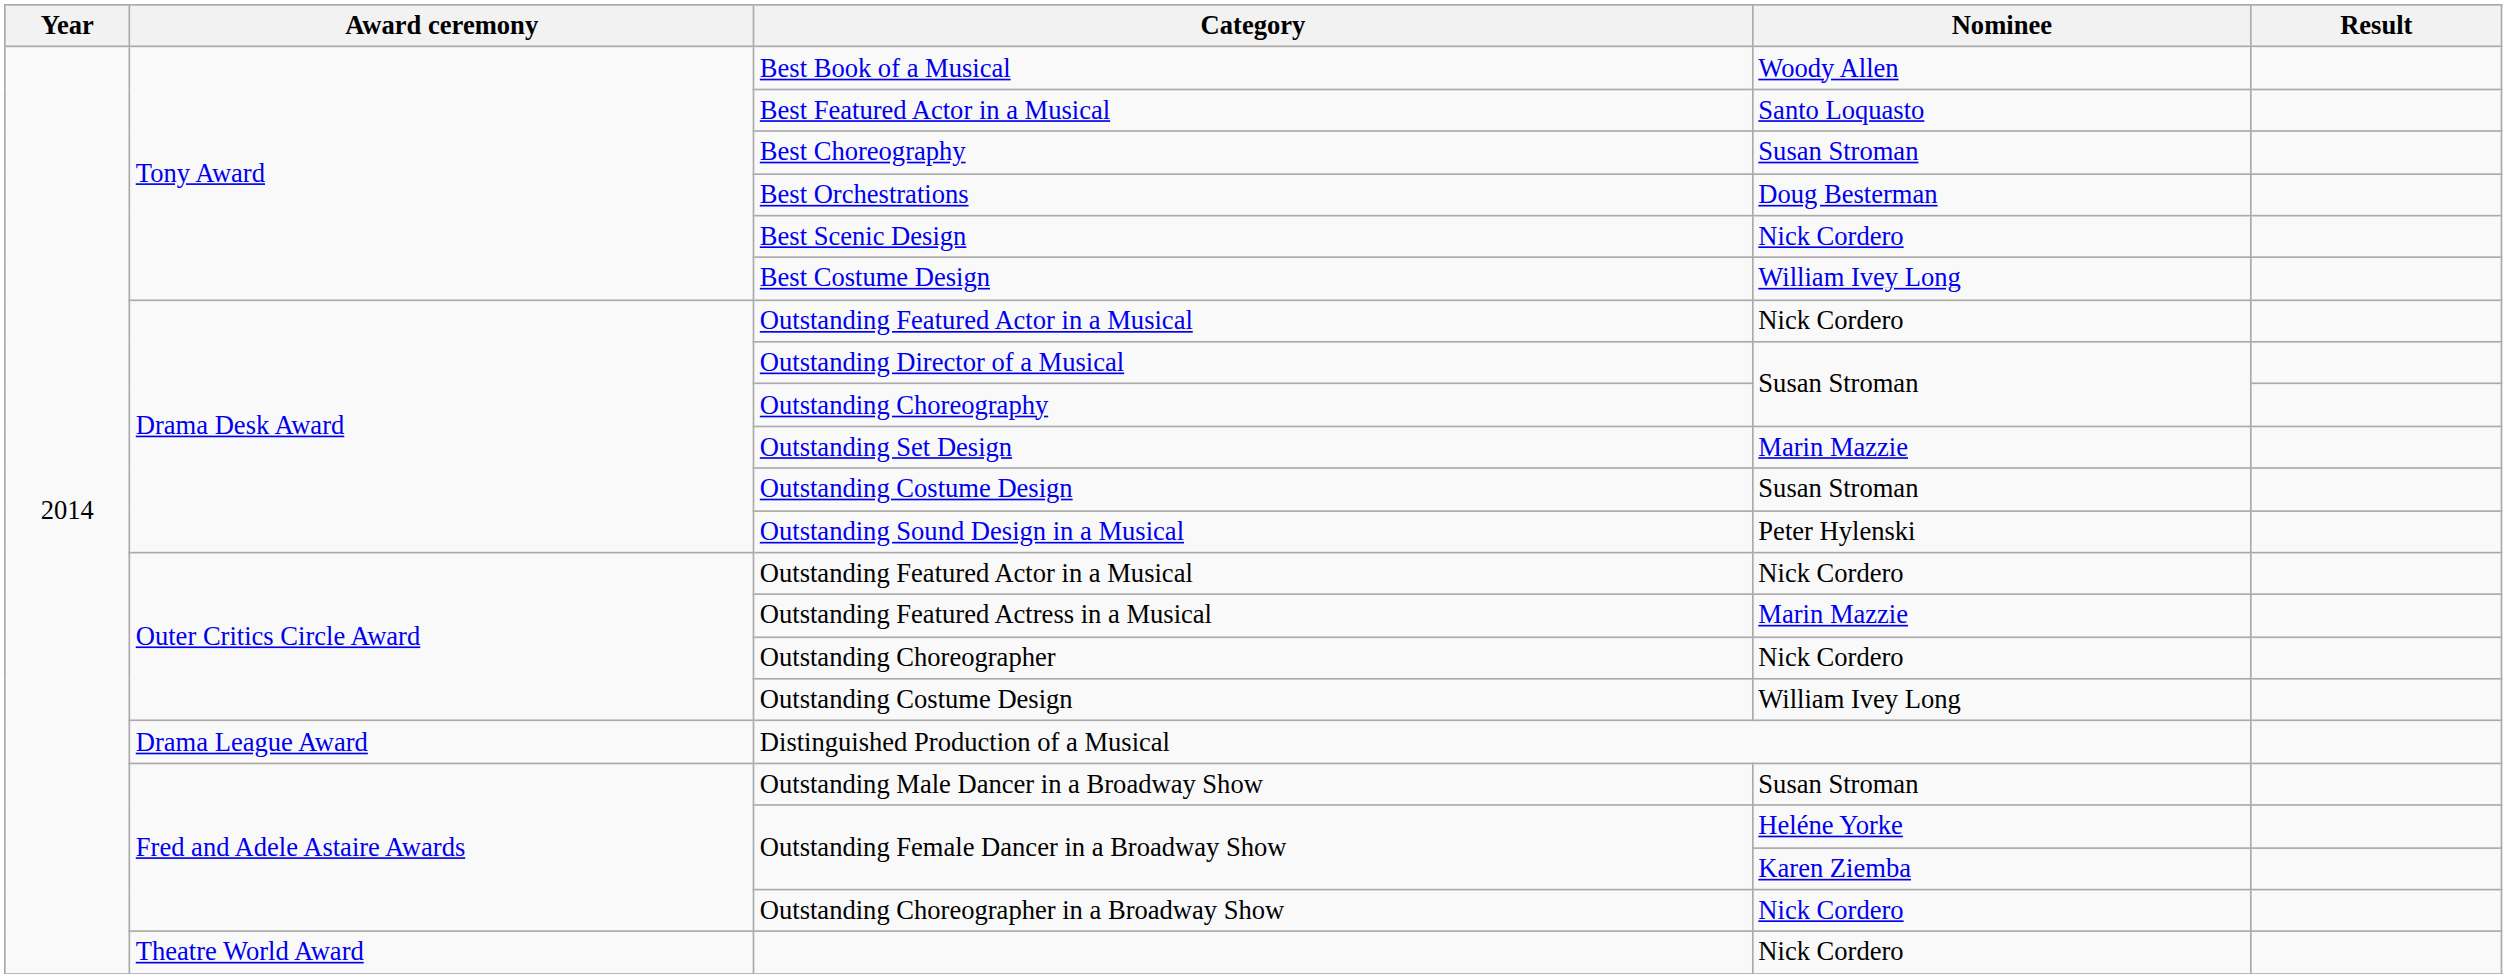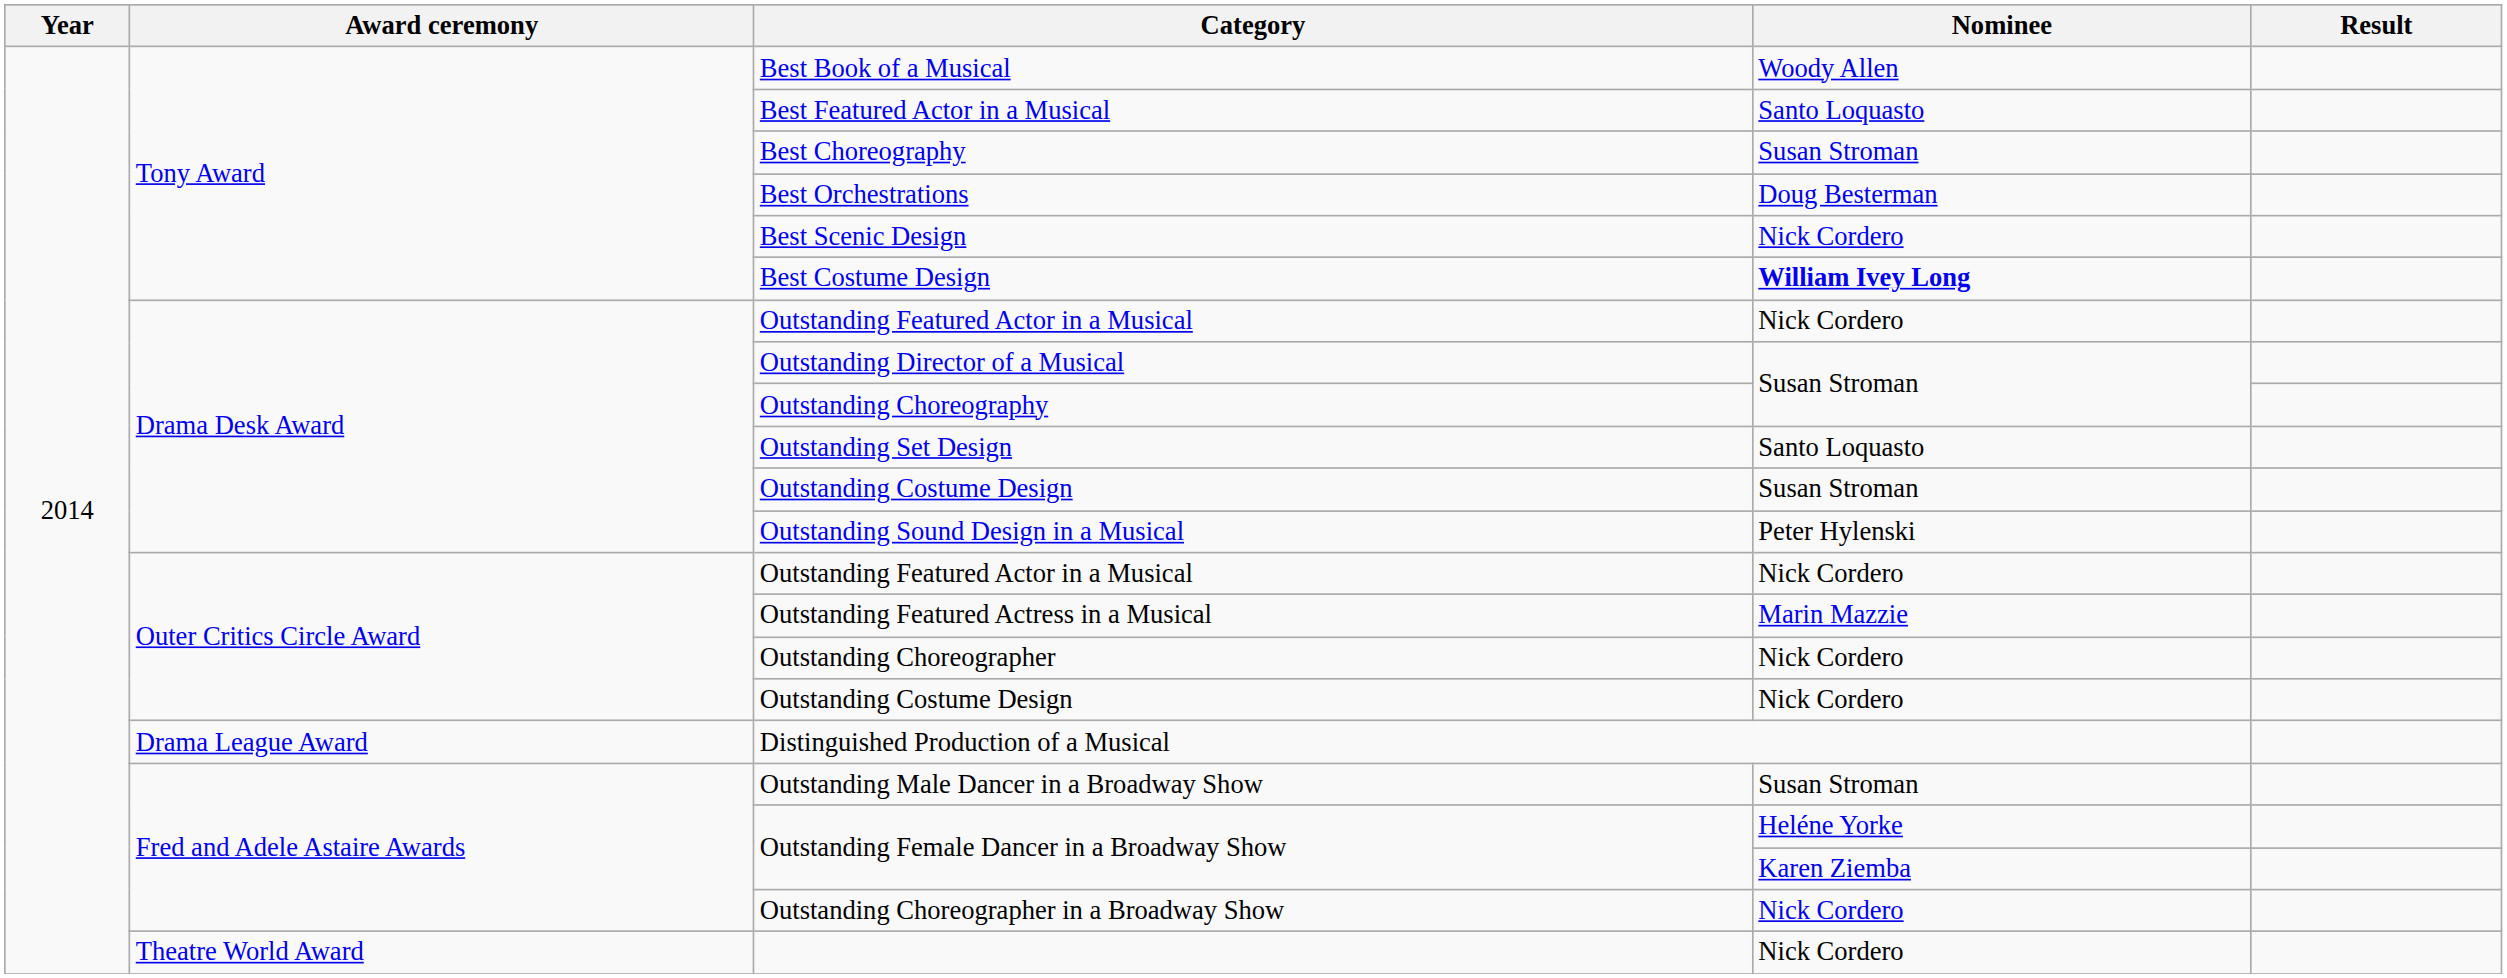(1860, 278) normal -> (1864, 278) bold
(1833, 446) Marin Mazzie -> (1841, 446) Santo Loquasto
(1860, 699) William Ivey Long -> (1831, 699) Nick Cordero
